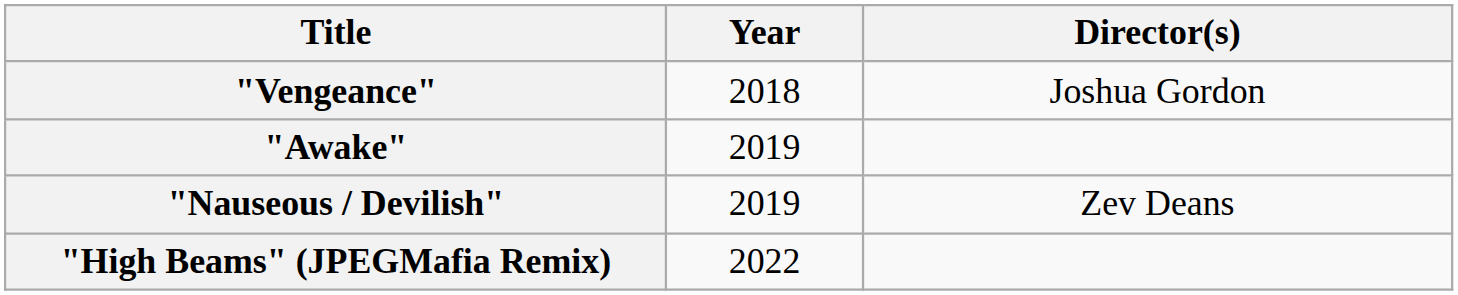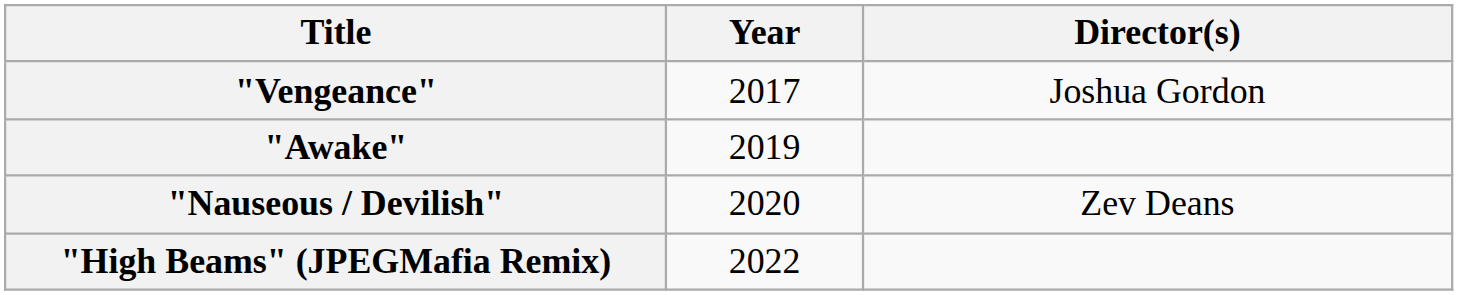(765, 89) 2018 -> (765, 89) 2017
(765, 203) 2019 -> (765, 203) 2020
